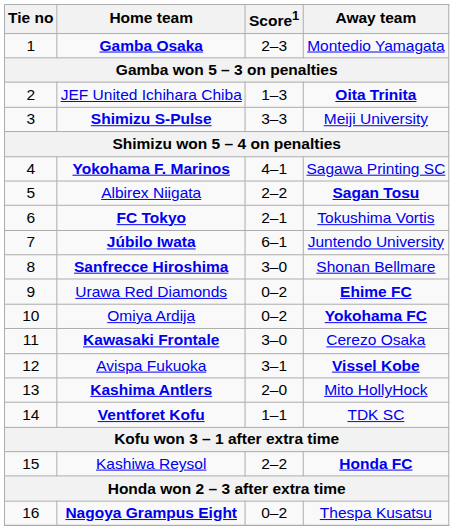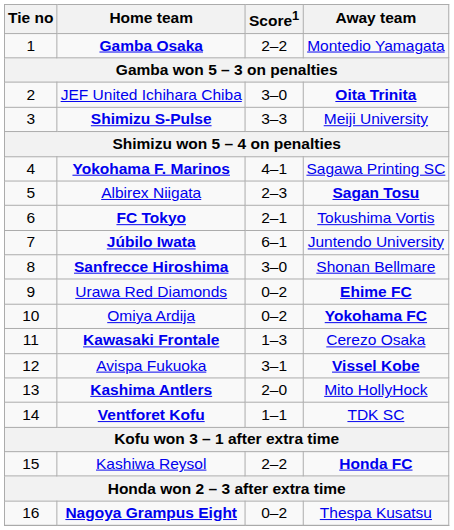(274, 45) 2–3 -> (274, 45) 2–2
(274, 94) 1–3 -> (274, 94) 3–0
(274, 193) 2–2 -> (274, 193) 2–3
(274, 340) 3–0 -> (274, 340) 1–3
